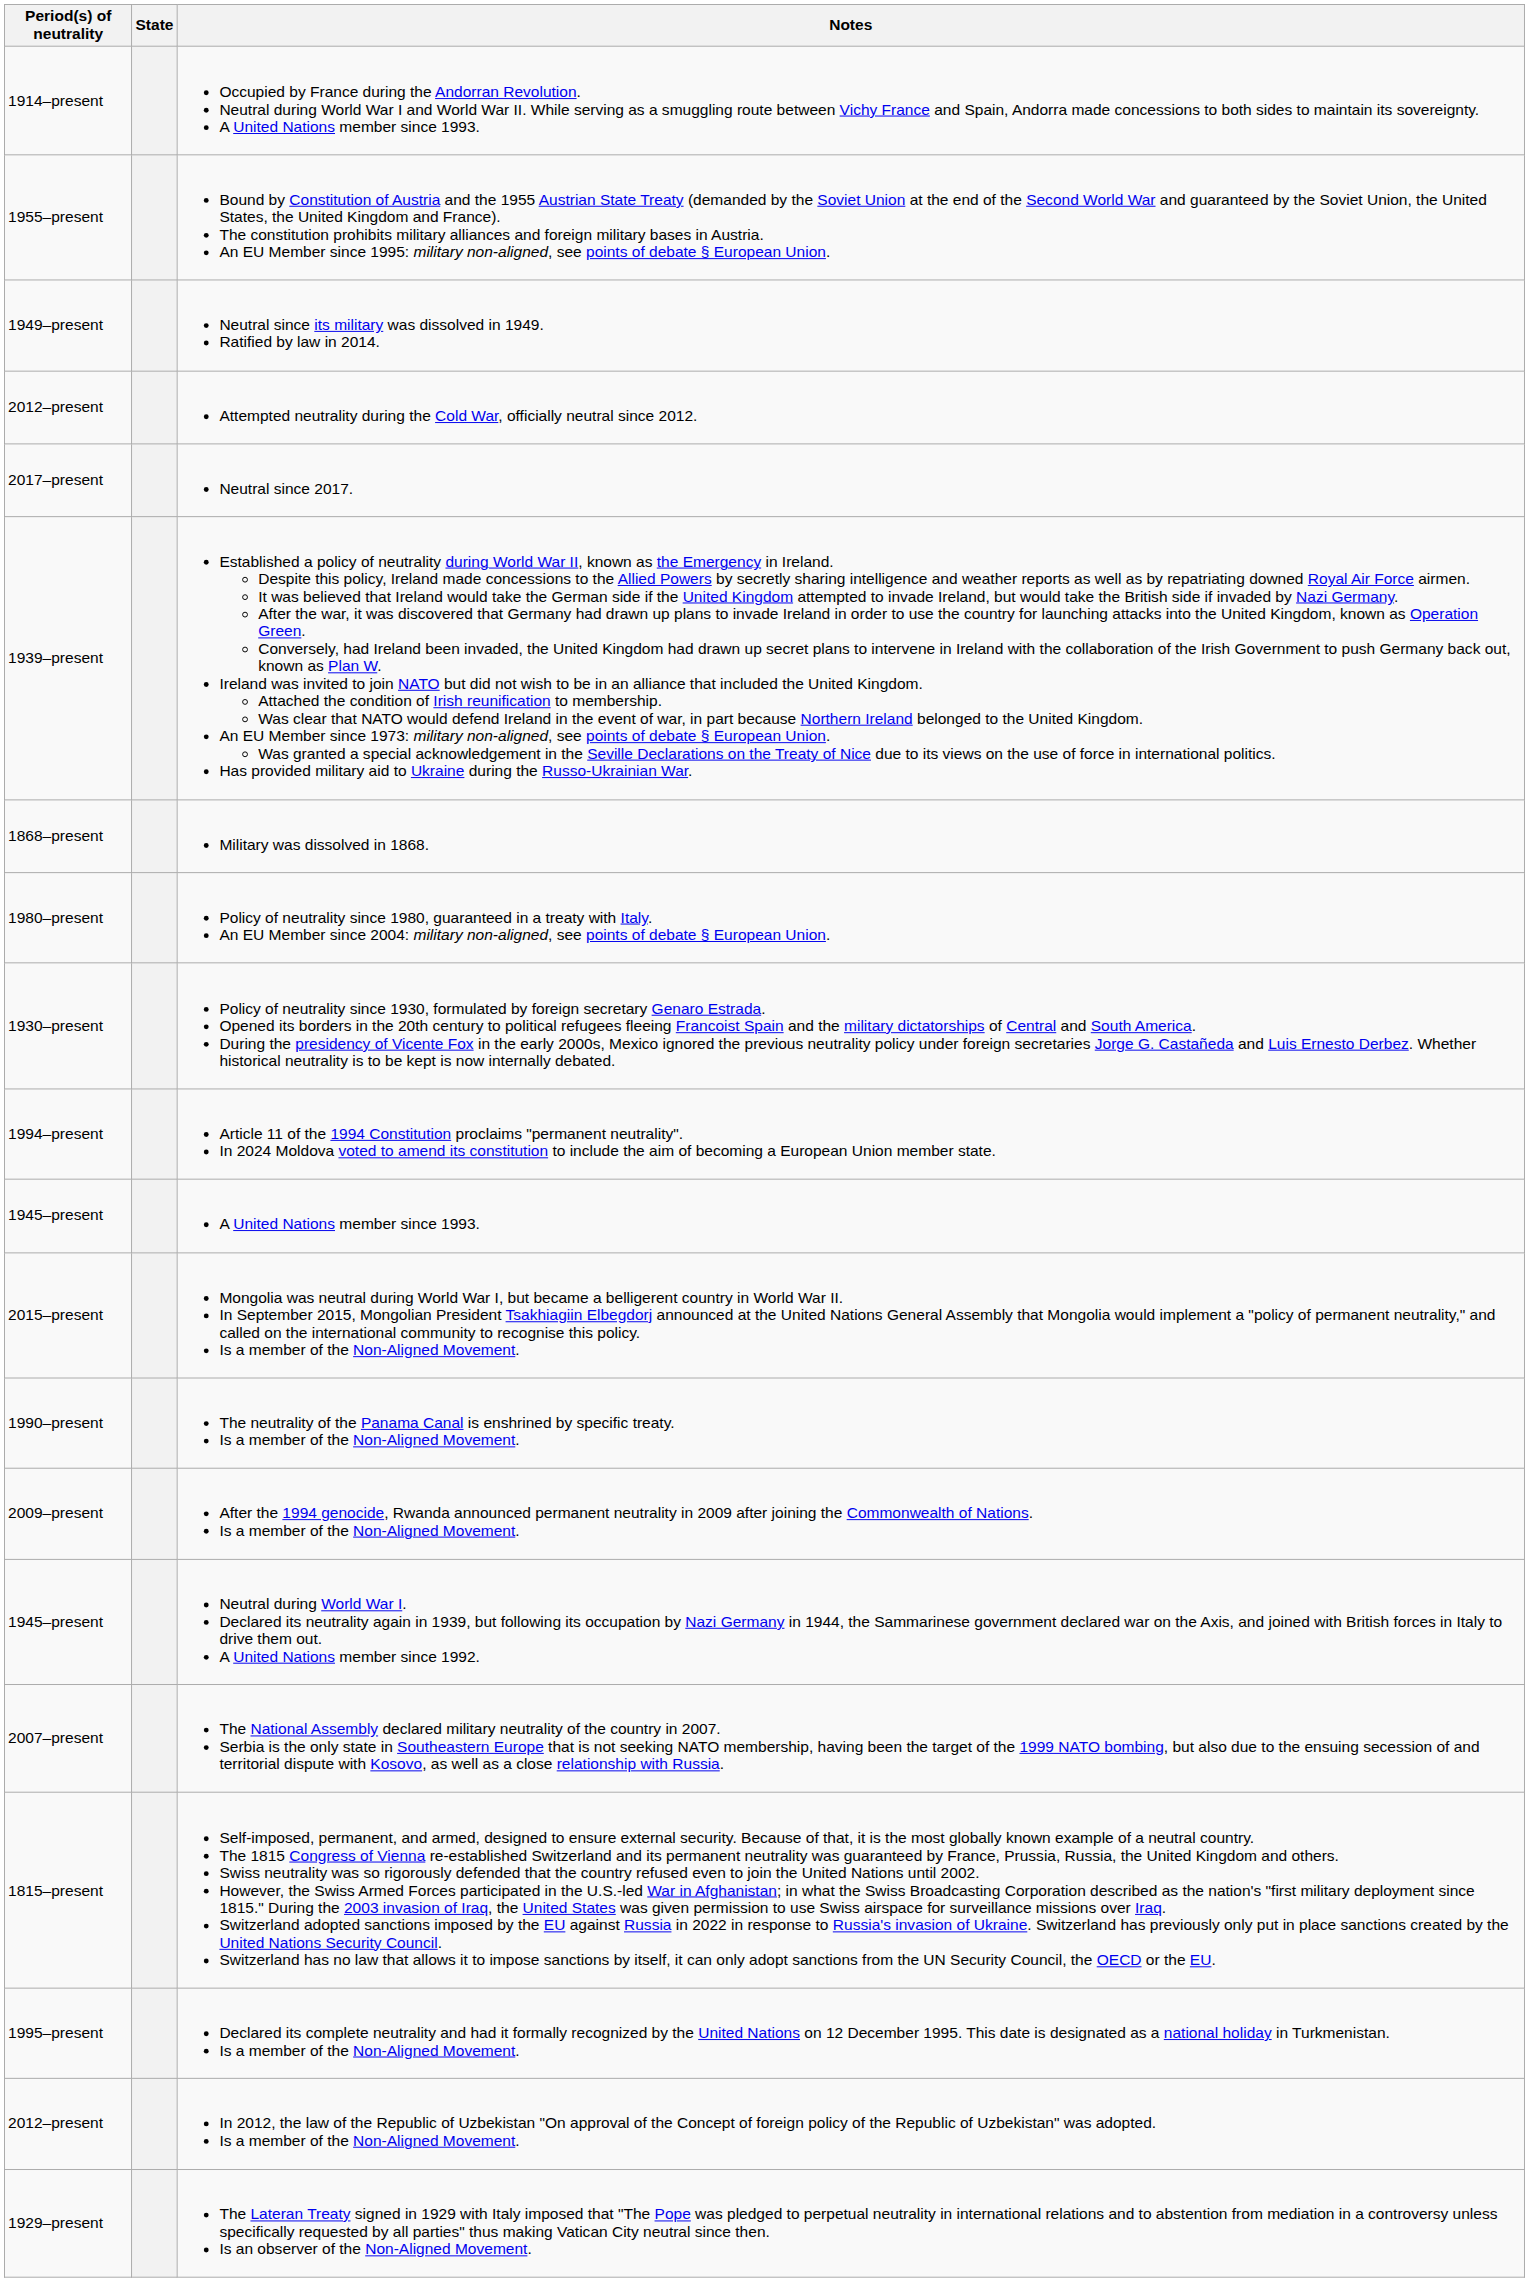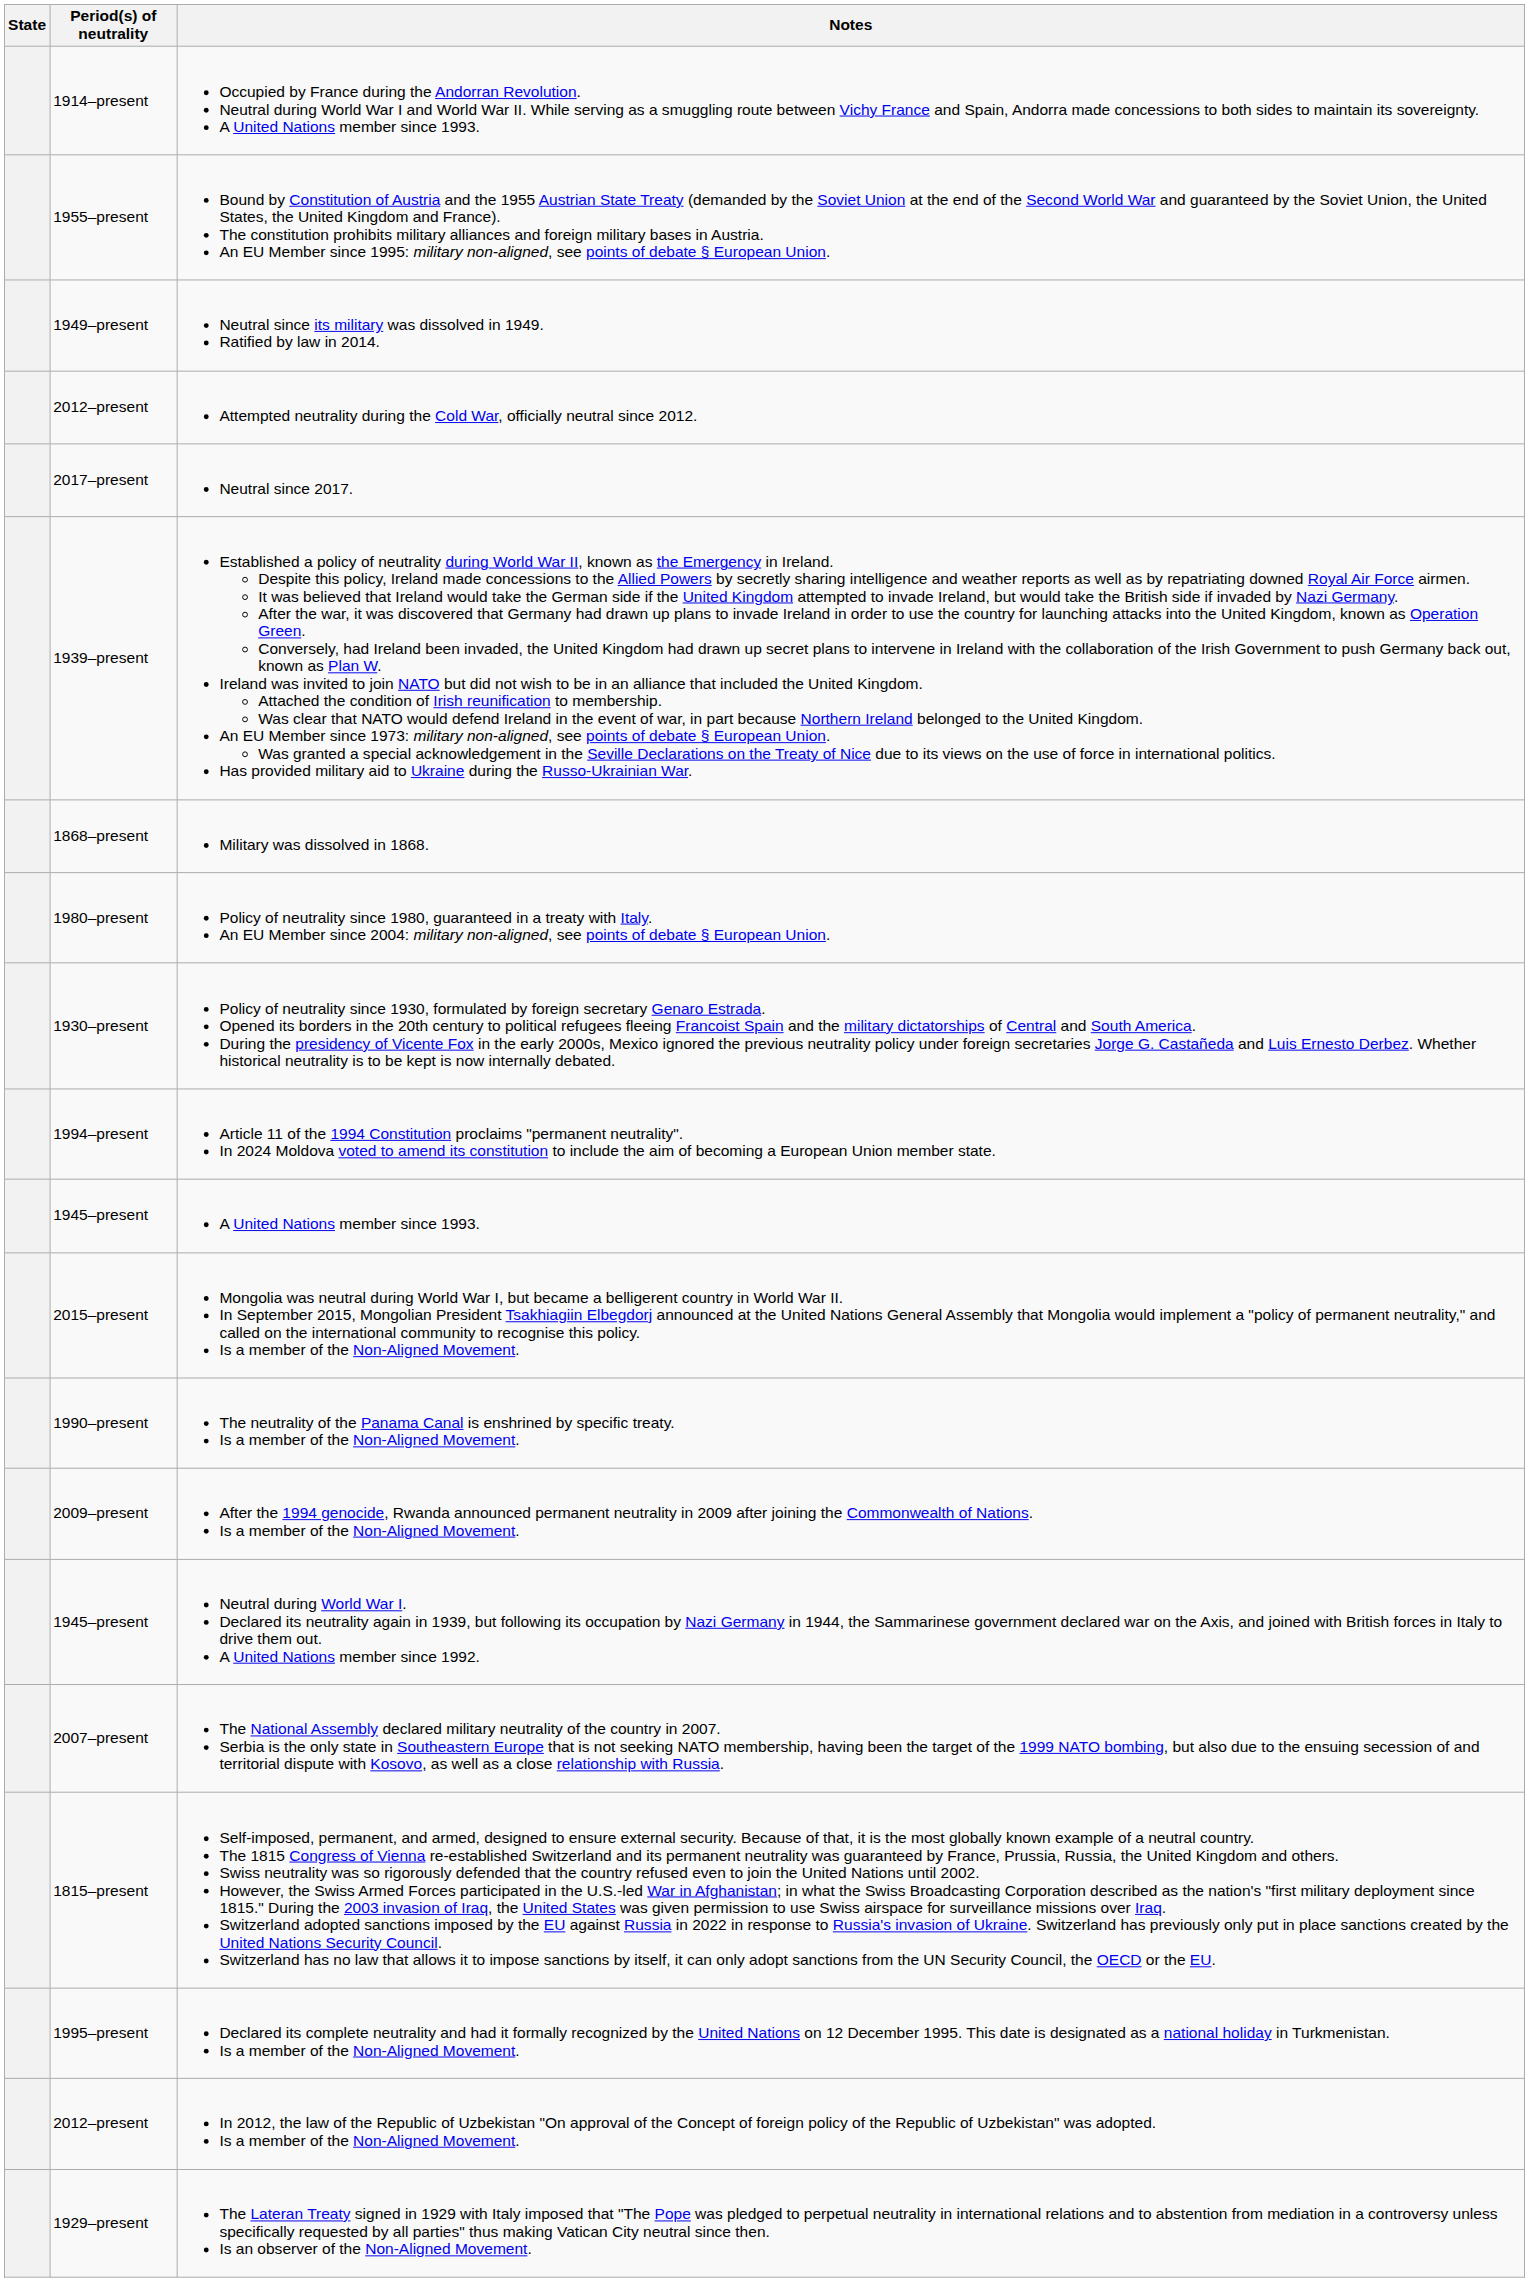columns swapped: (154, 25) <-> (68, 25)
